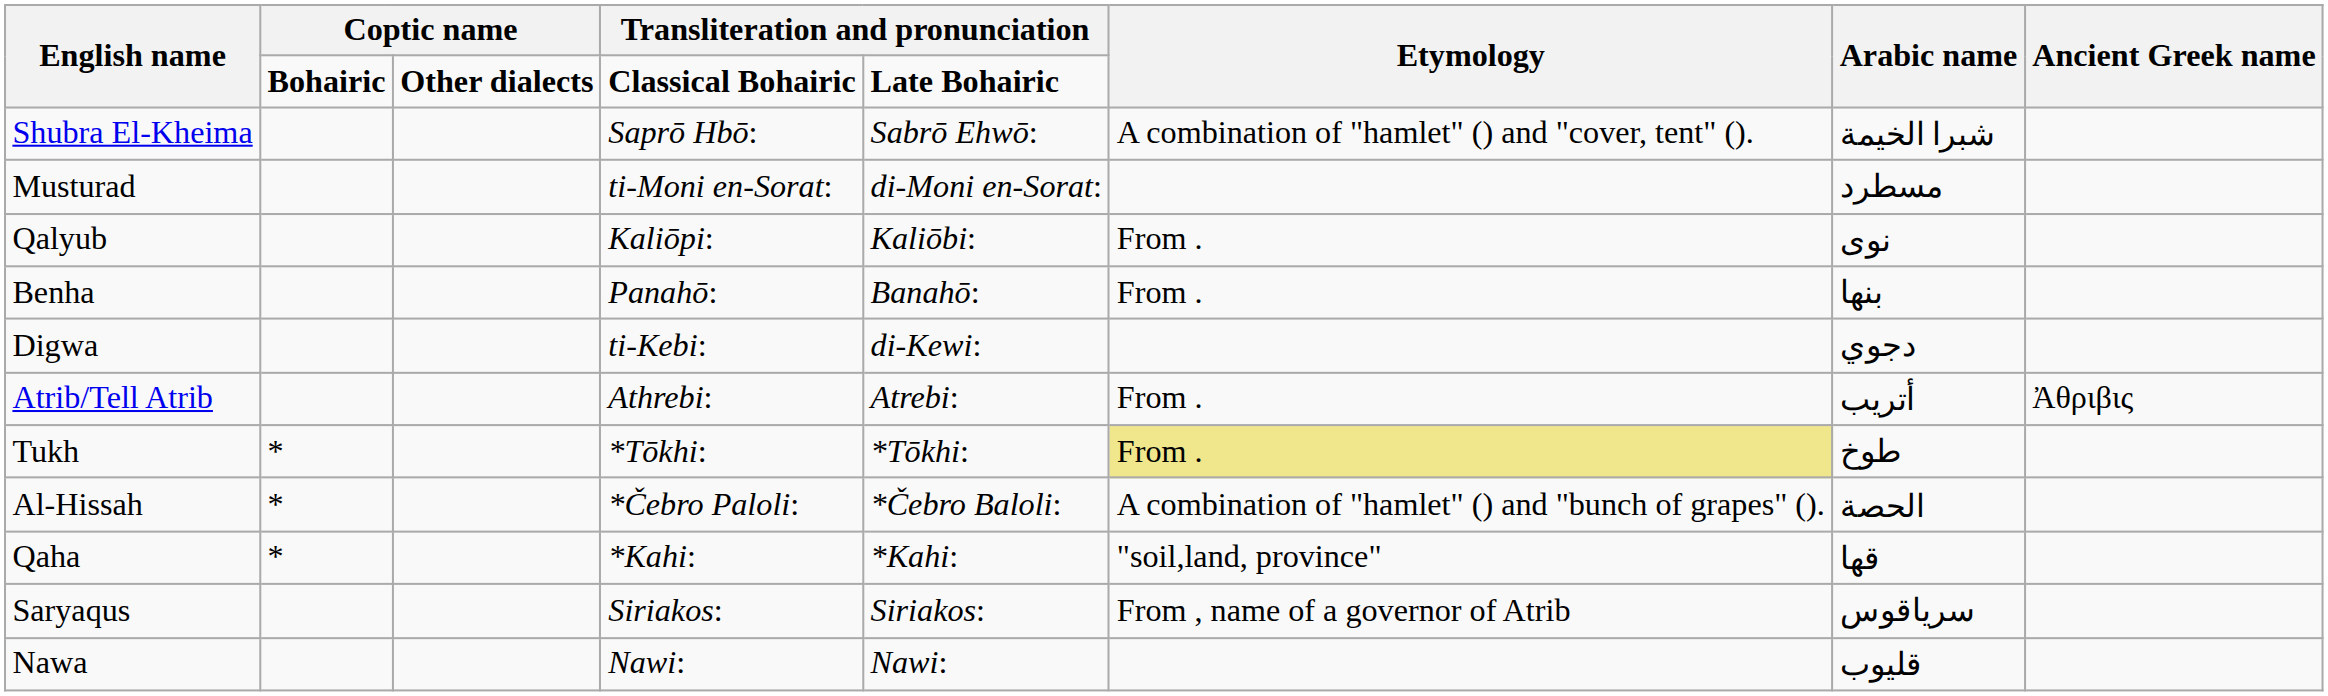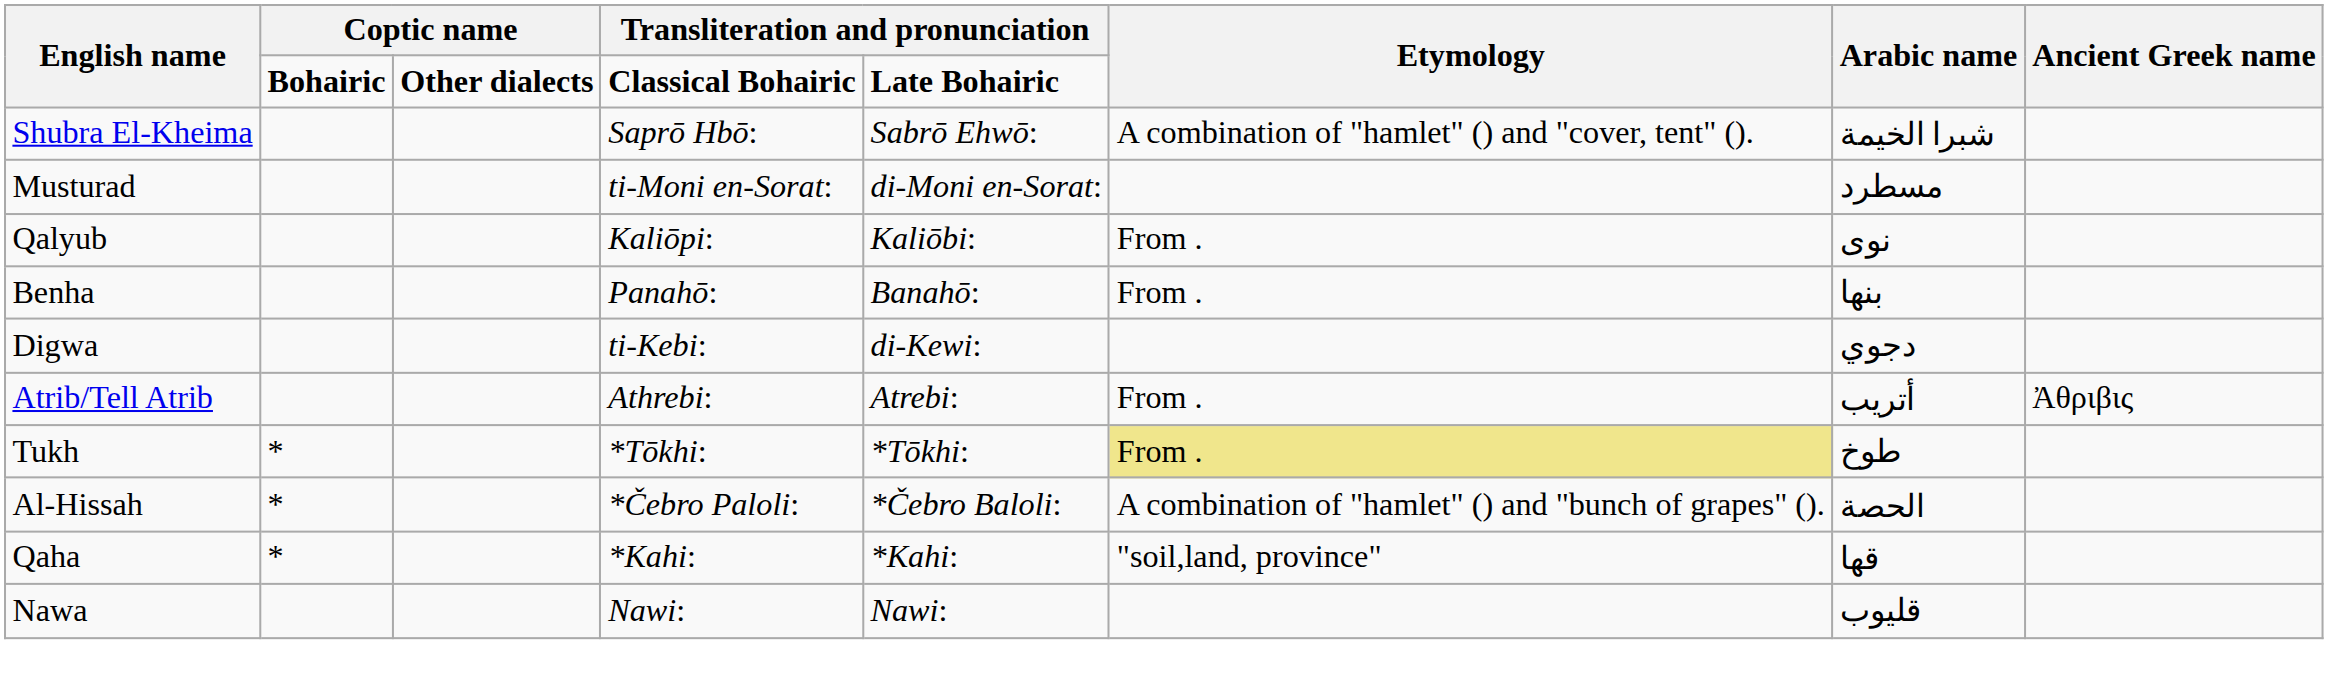- row: (71, 610)
